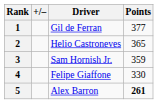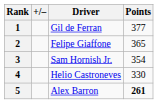(86, 44) Helio Castroneves -> (81, 44) Felipe Giaffone
(138, 59) 359 -> (138, 59) 354
(81, 75) Felipe Giaffone -> (86, 75) Helio Castroneves
